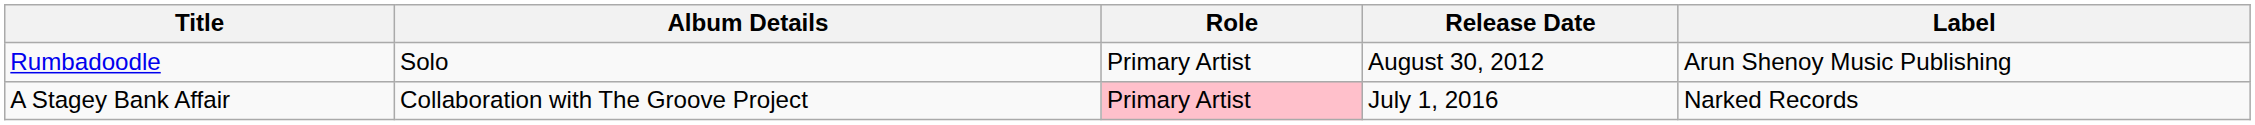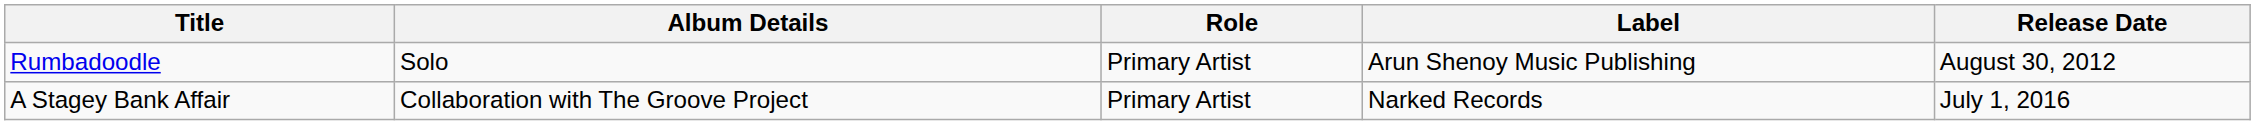columns swapped: (1520, 23) <-> (1964, 23)
(1179, 100) pink background -> (1179, 100) no background
